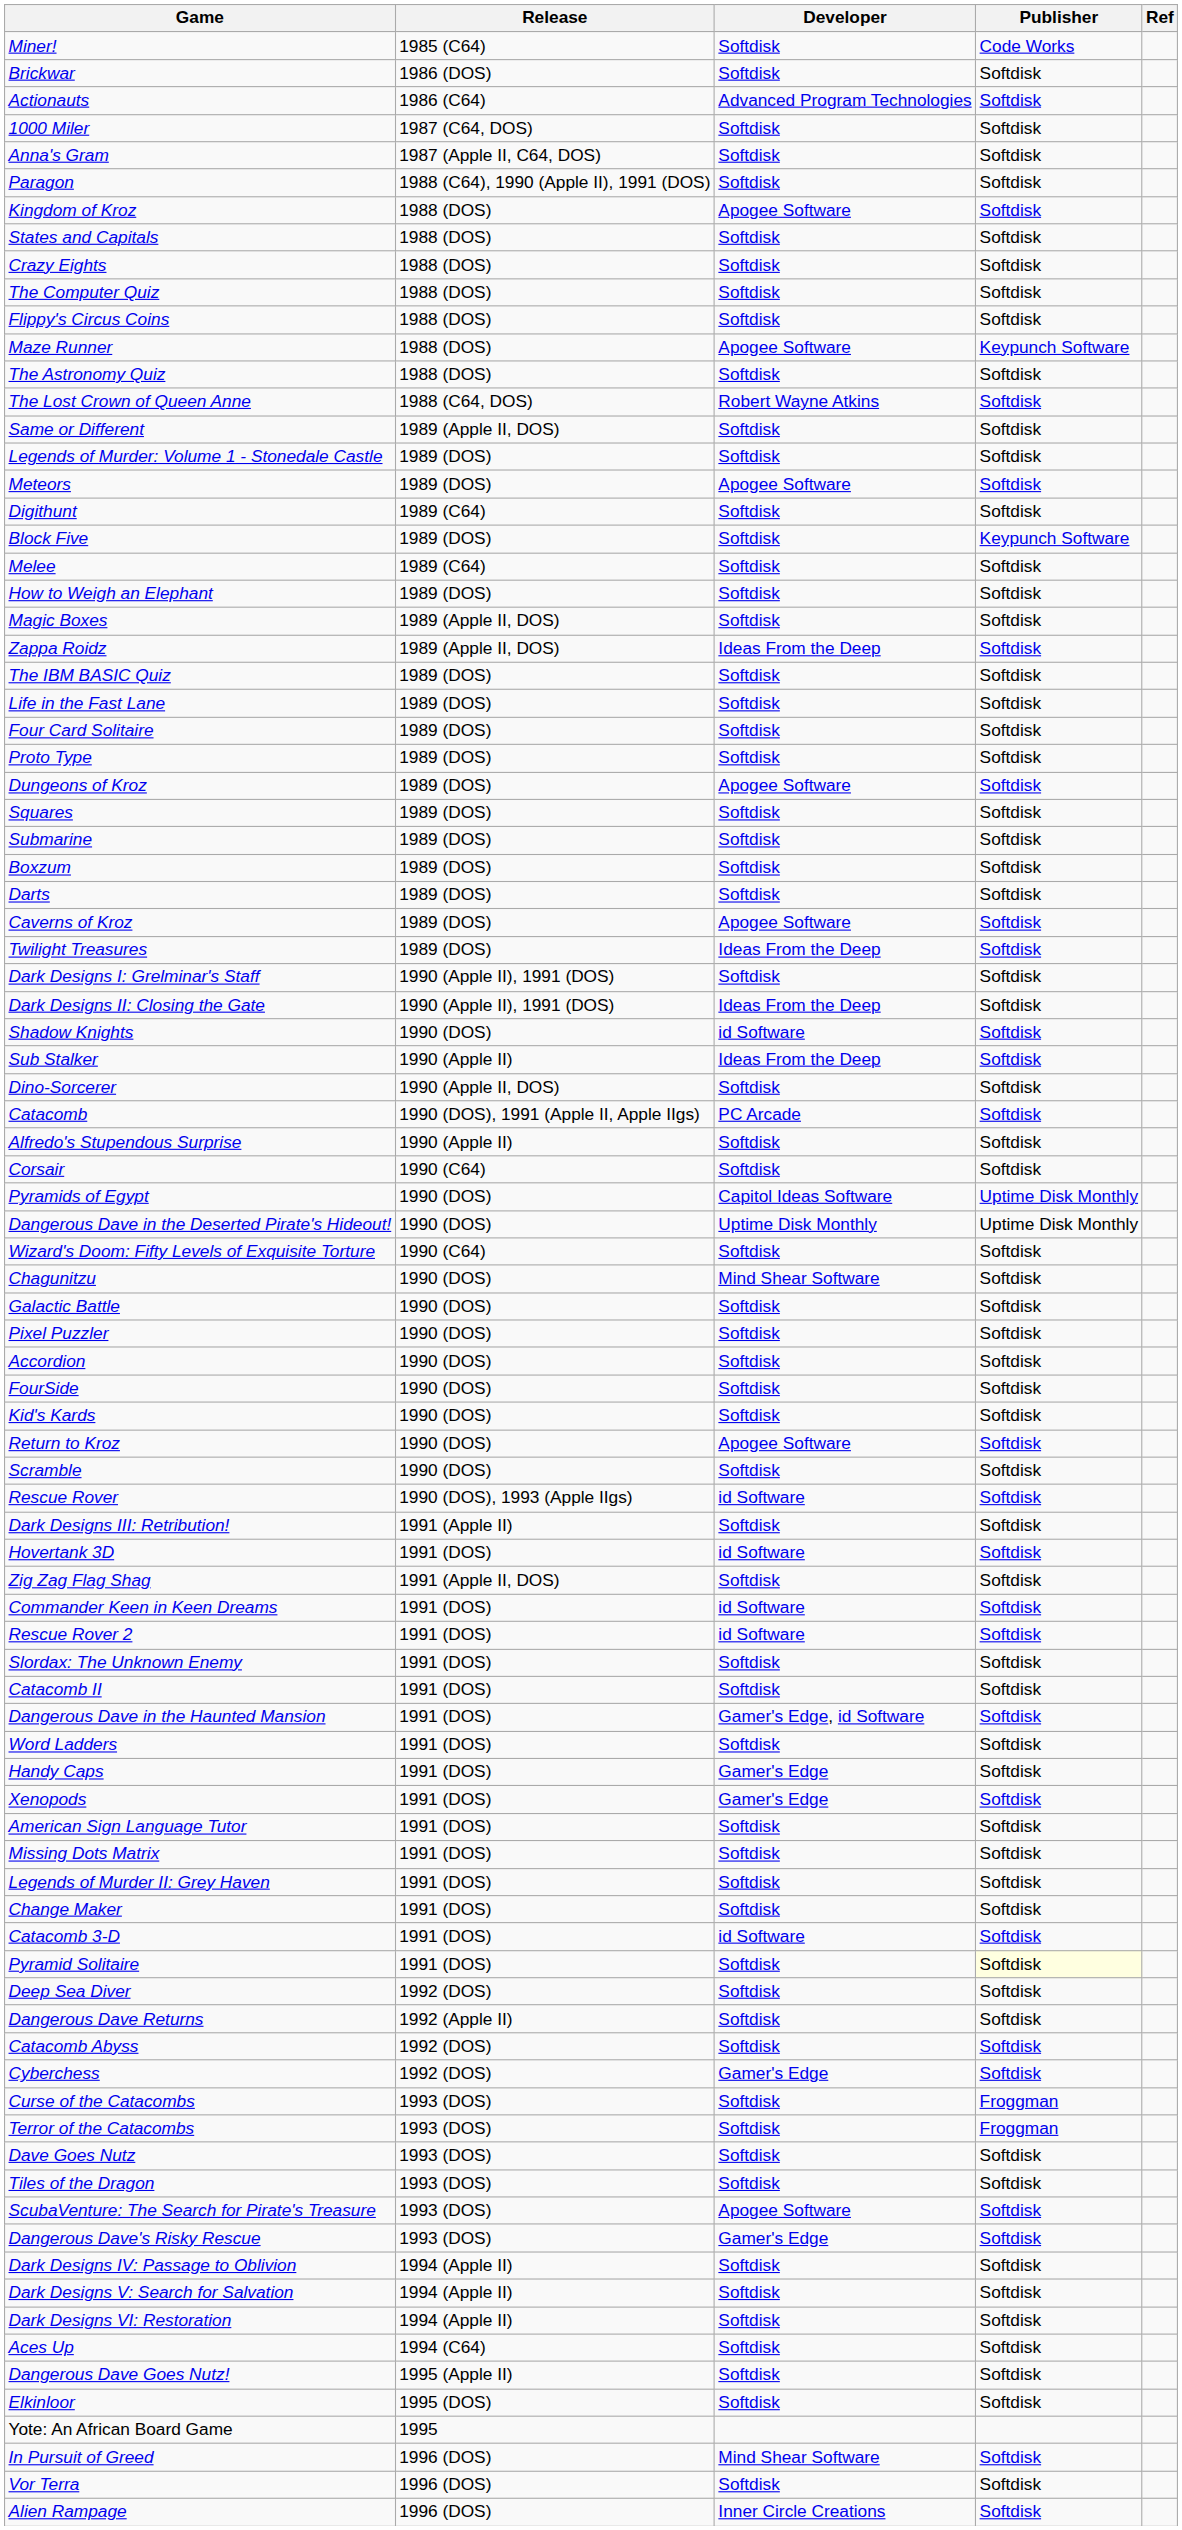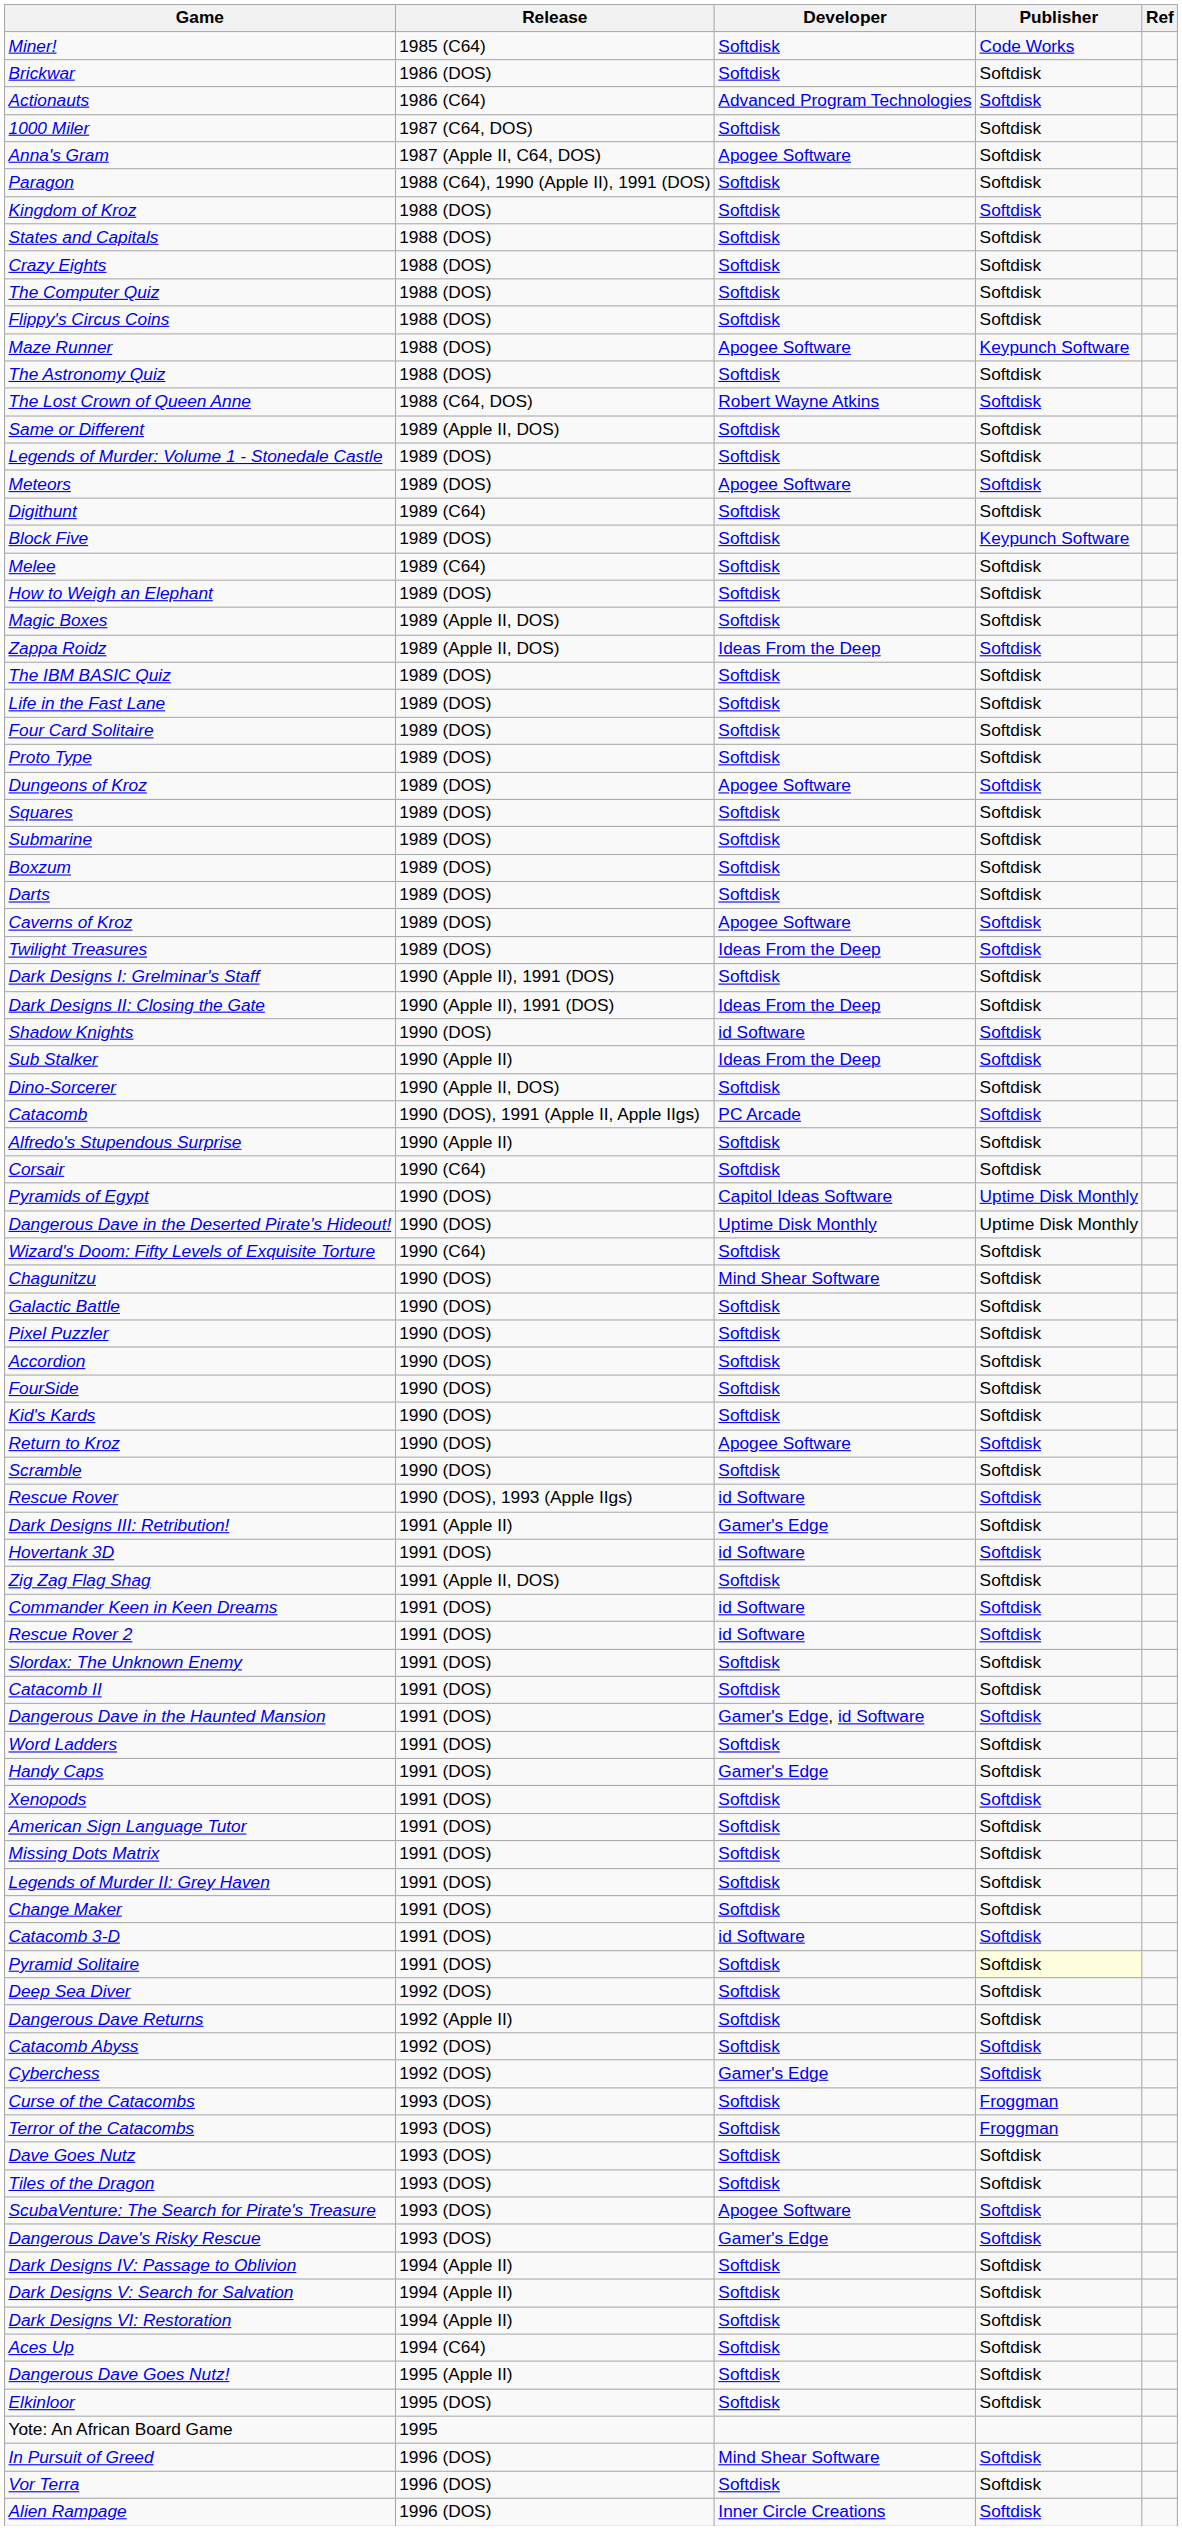(749, 155) Softdisk -> (785, 155) Apogee Software
(785, 210) Apogee Software -> (749, 210) Softdisk
(749, 1525) Softdisk -> (773, 1525) Gamer's Edge
(773, 1799) Gamer's Edge -> (749, 1799) Softdisk
